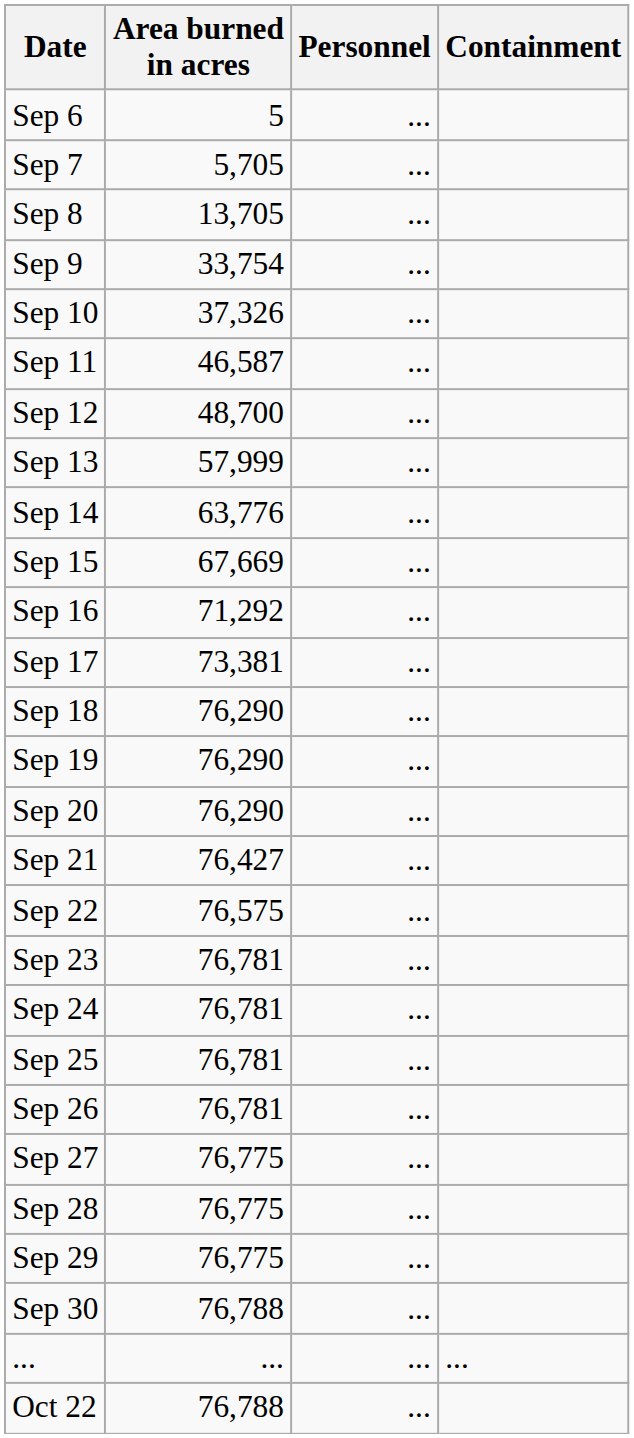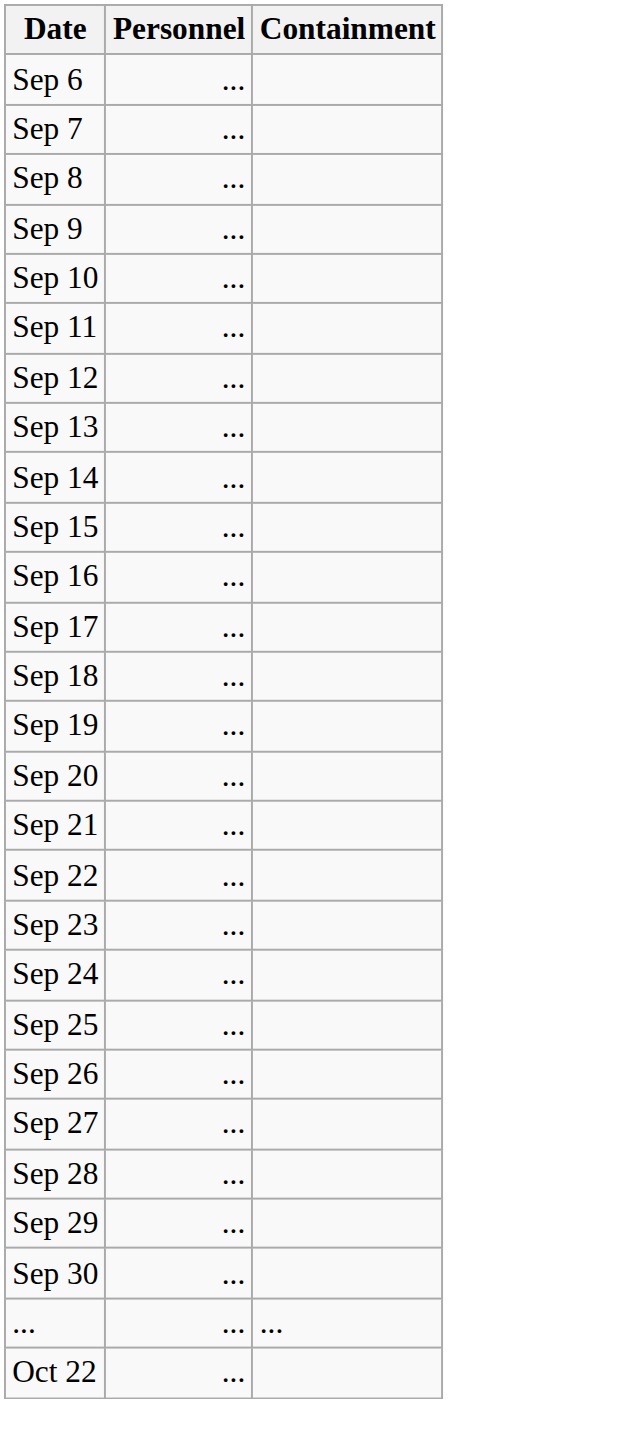- column: (198, 47)
